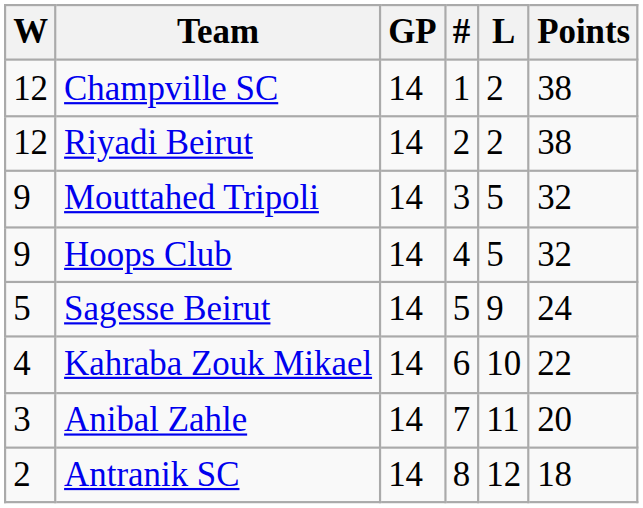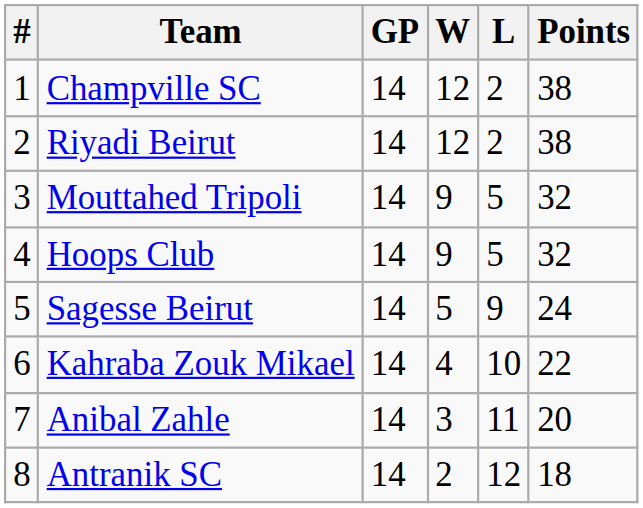columns swapped: (461, 32) <-> (31, 32)
